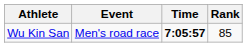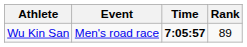(225, 33) 85 -> (225, 33) 89
